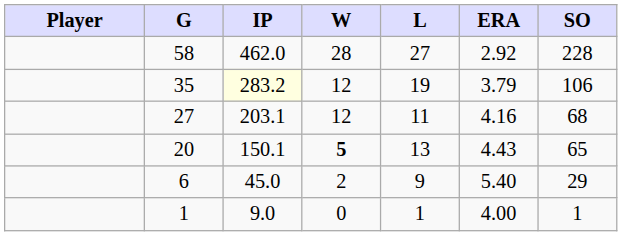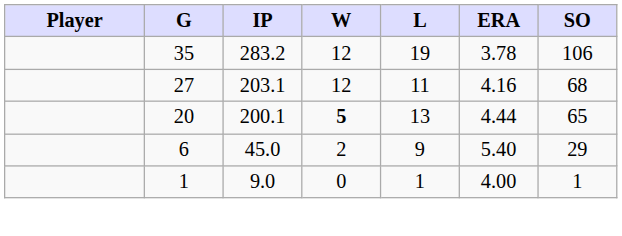- row: (184, 52)
(263, 85) lightyellow background -> (263, 52) no background
(499, 85) 3.79 -> (499, 52) 3.78
(263, 149) 150.1 -> (263, 117) 200.1
(499, 149) 4.43 -> (499, 117) 4.44
